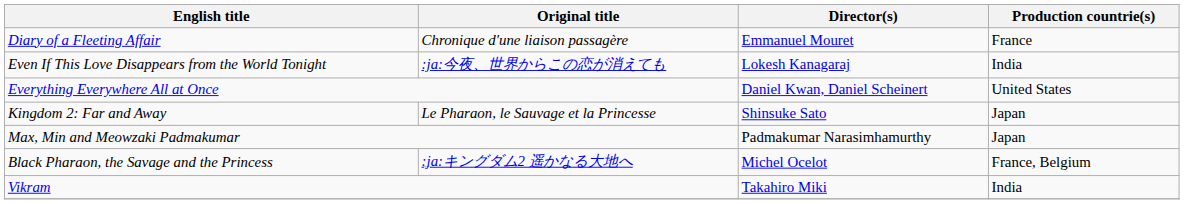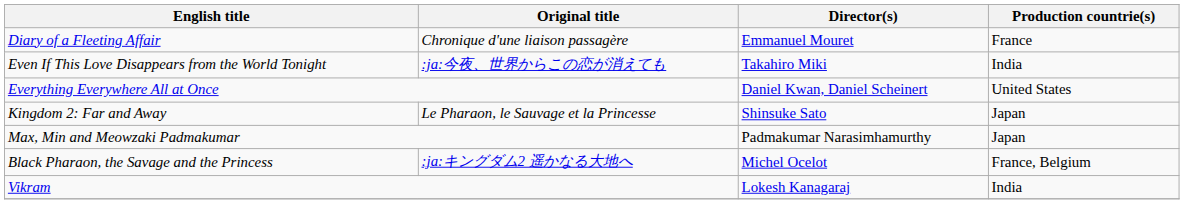(796, 64) Lokesh Kanagaraj -> (784, 64) Takahiro Miki
(784, 187) Takahiro Miki -> (796, 187) Lokesh Kanagaraj
